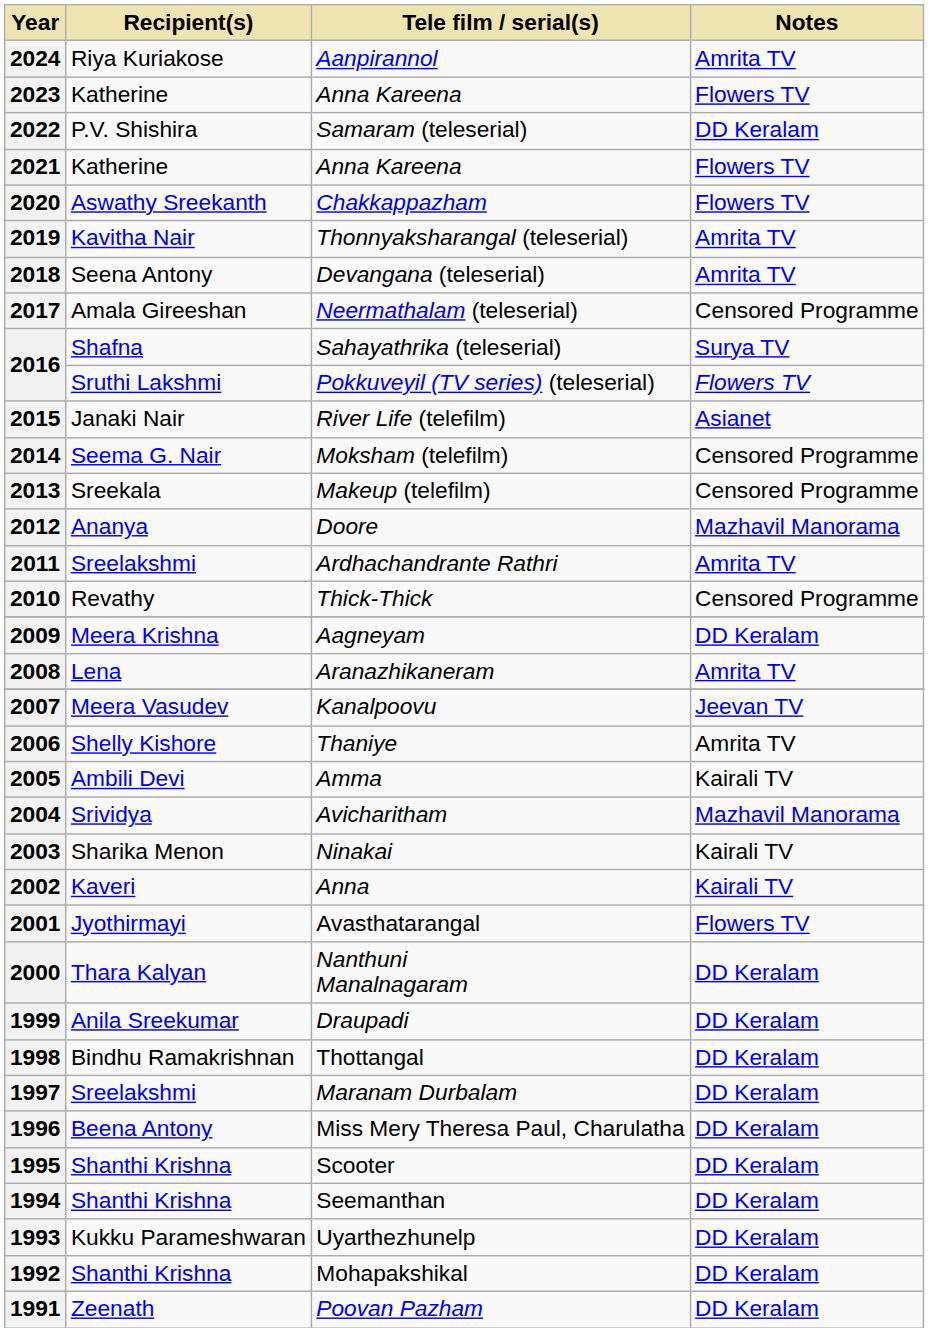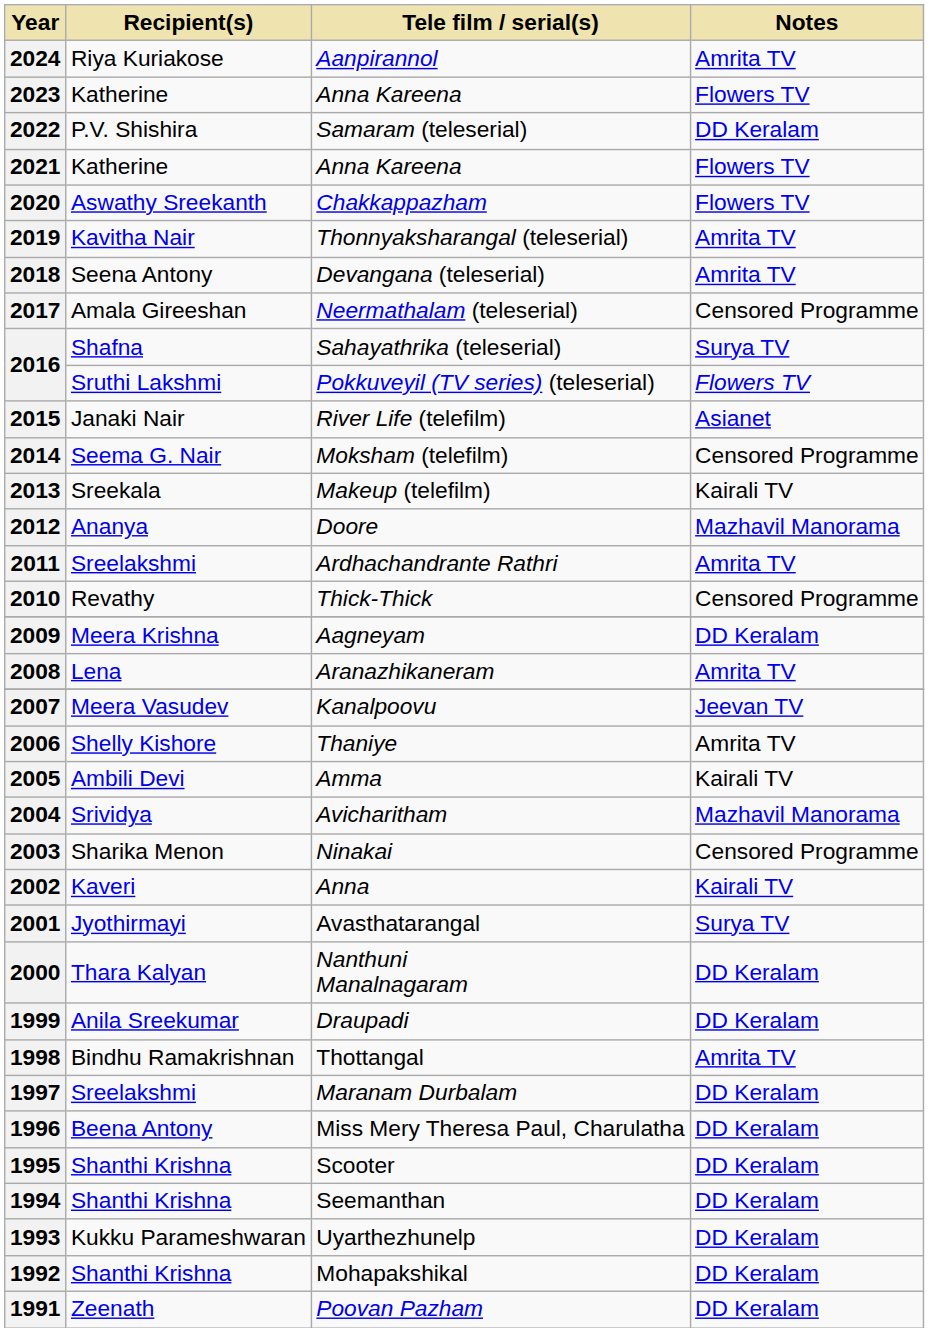(807, 490) Censored Programme -> (744, 490) Kairali TV
(744, 851) Kairali TV -> (807, 851) Censored Programme
(752, 923) Flowers TV -> (742, 923) Surya TV
(757, 1056) DD Keralam -> (745, 1056) Amrita TV
